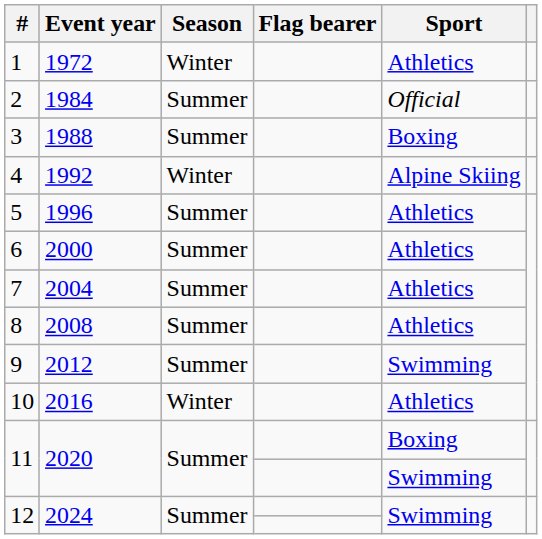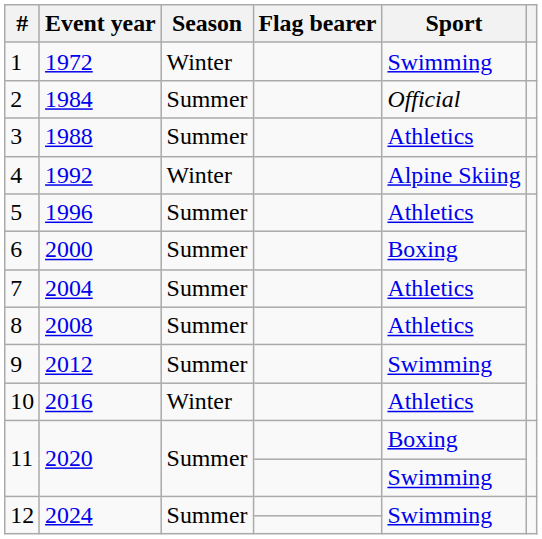(430, 61) Athletics -> (440, 61) Swimming
(423, 136) Boxing -> (430, 136) Athletics
(430, 250) Athletics -> (423, 250) Boxing
